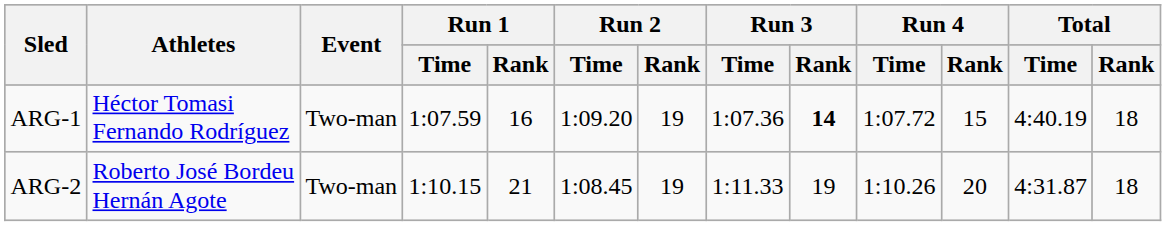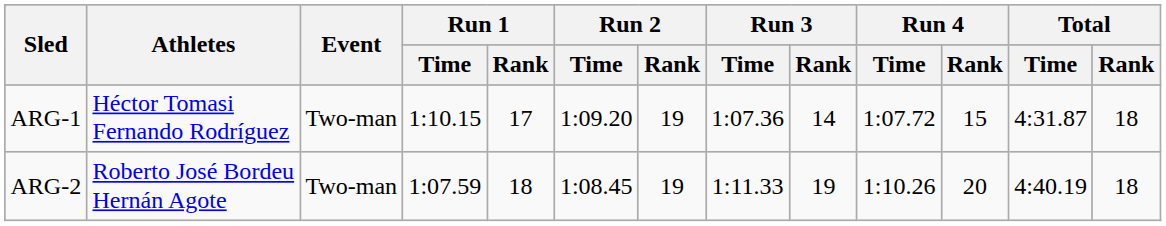(445, 118) 1:07.59 -> (445, 118) 1:10.15
(521, 118) 16 -> (521, 118) 17
(823, 118) bold -> (823, 118) normal
(1051, 118) 4:40.19 -> (1051, 118) 4:31.87
(445, 186) 1:10.15 -> (445, 186) 1:07.59
(521, 186) 21 -> (521, 186) 18
(1051, 186) 4:31.87 -> (1051, 186) 4:40.19
